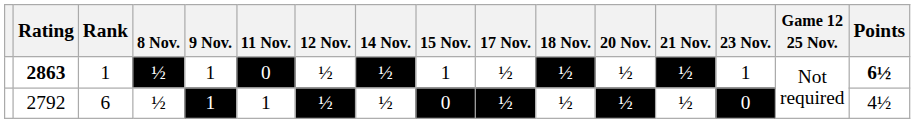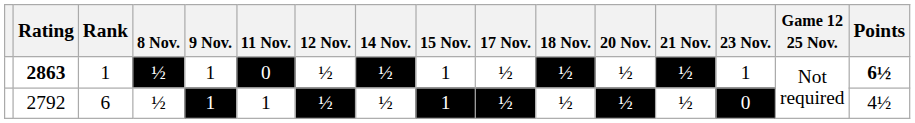(446, 103) 0 -> (446, 103) 1
